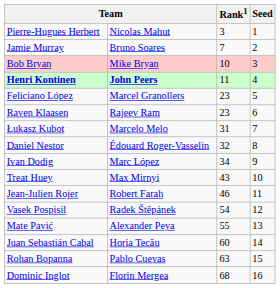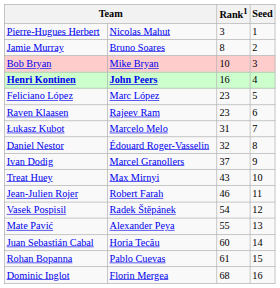(222, 47) 7 -> (222, 47) 8
(224, 80) 11 -> (225, 80) 16
(147, 96) Marcel Granollers -> (134, 96) Marc López
(134, 161) Marc López -> (147, 161) Marcel Granollers
(225, 161) 34 -> (225, 161) 37
(225, 258) 63 -> (225, 258) 61
